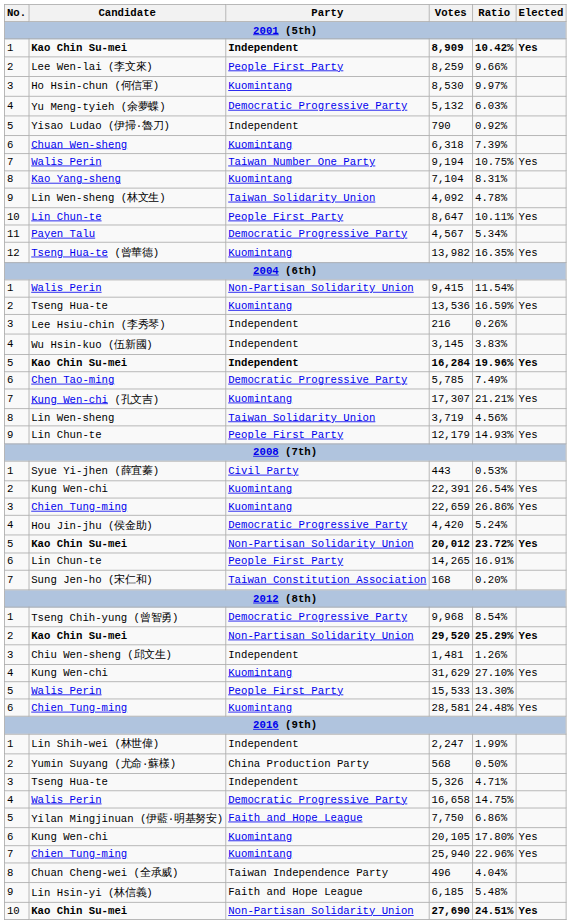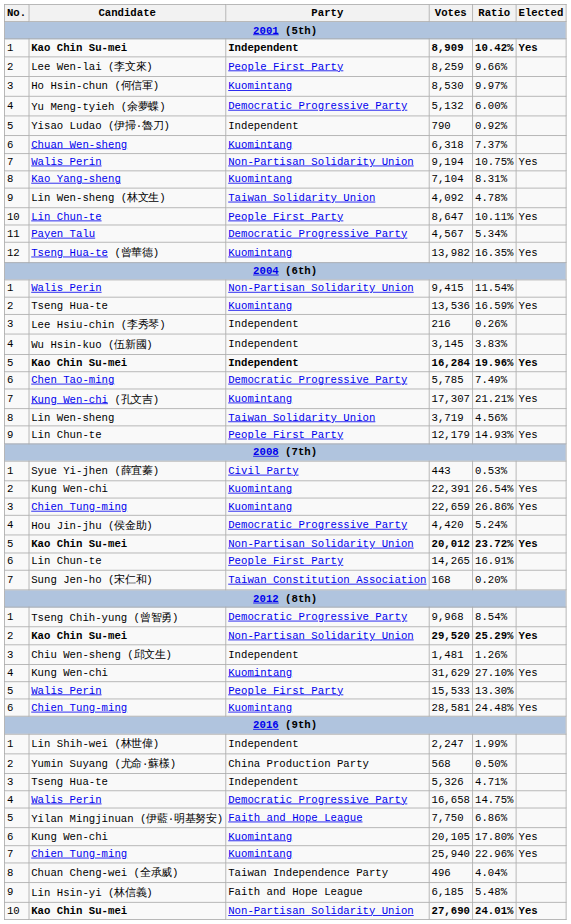(491, 106) 6.03% -> (491, 106) 6.00%
(491, 145) 7.39% -> (491, 145) 7.37%
(302, 162) Taiwan Number One Party -> (321, 162) Non-Partisan Solidarity Union
(494, 911) 24.51% -> (494, 911) 24.01%
